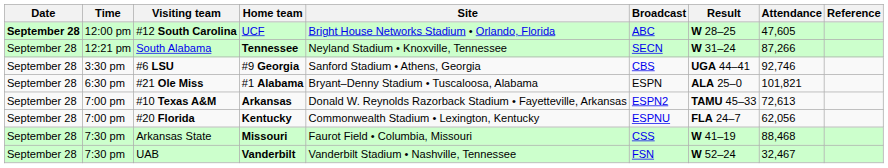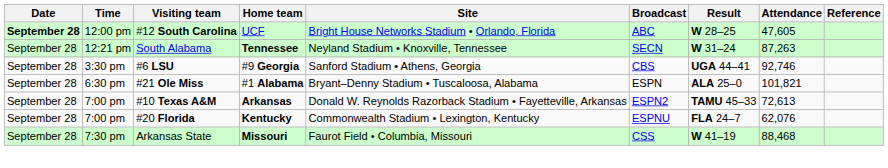(779, 48) 87,266 -> (779, 48) 87,263
(779, 119) 62,056 -> (779, 119) 62,076
- row: (148, 154)
